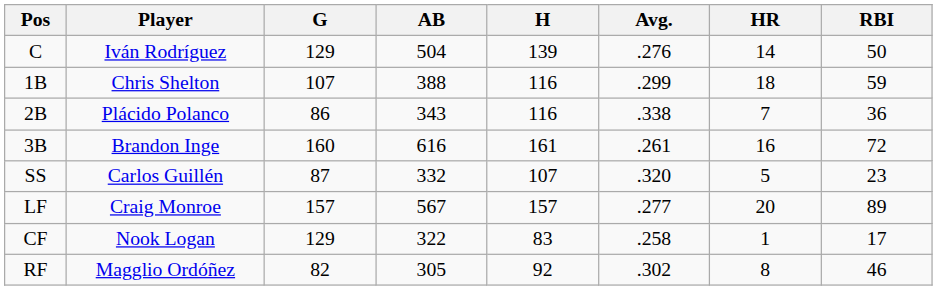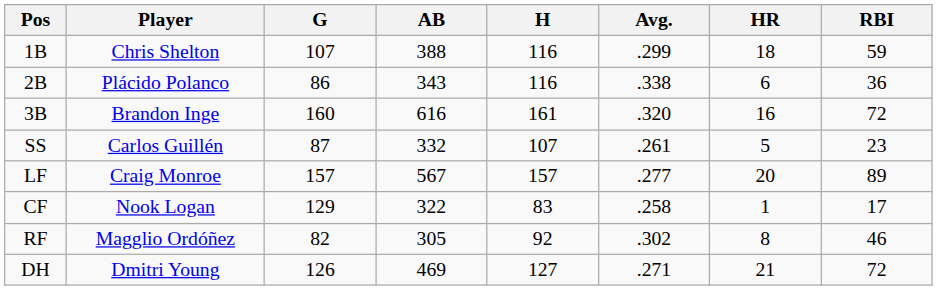- row: (36, 51)
(765, 113) 7 -> (765, 82) 6
(654, 144) .261 -> (654, 113) .320
(654, 176) .320 -> (654, 144) .261
+ row: (36, 269)
